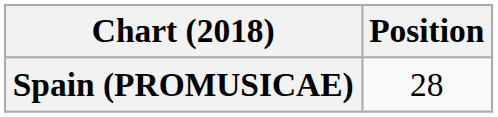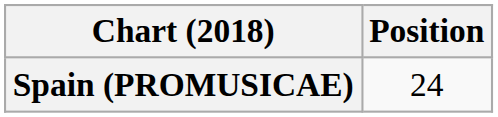(427, 84) 28 -> (427, 84) 24
